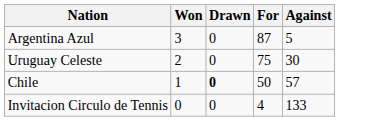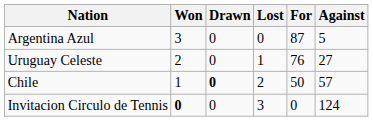+ column: (270, 15)
(264, 60) 75 -> (297, 60) 76
(292, 60) 30 -> (326, 60) 27
(178, 104) normal -> (178, 104) bold
(261, 104) 4 -> (294, 104) 0
(296, 104) 133 -> (329, 104) 124
